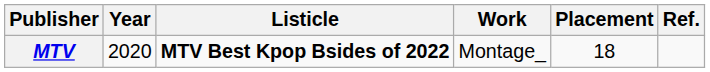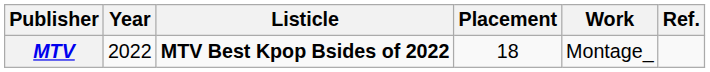columns swapped: (502, 20) <-> (604, 20)
(130, 51) 2020 -> (130, 51) 2022
